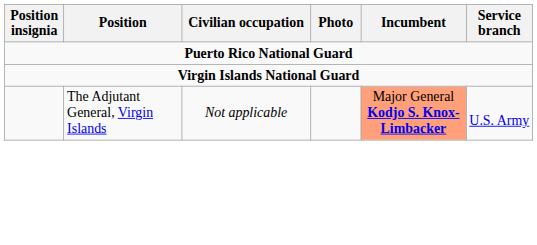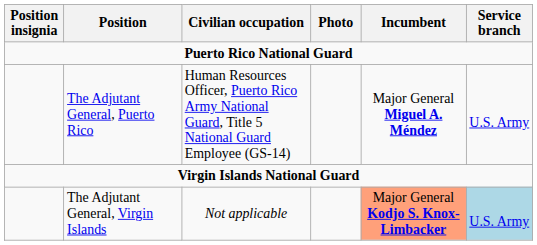+ row: (111, 114)
(499, 120) no background -> (499, 221) lightblue background
